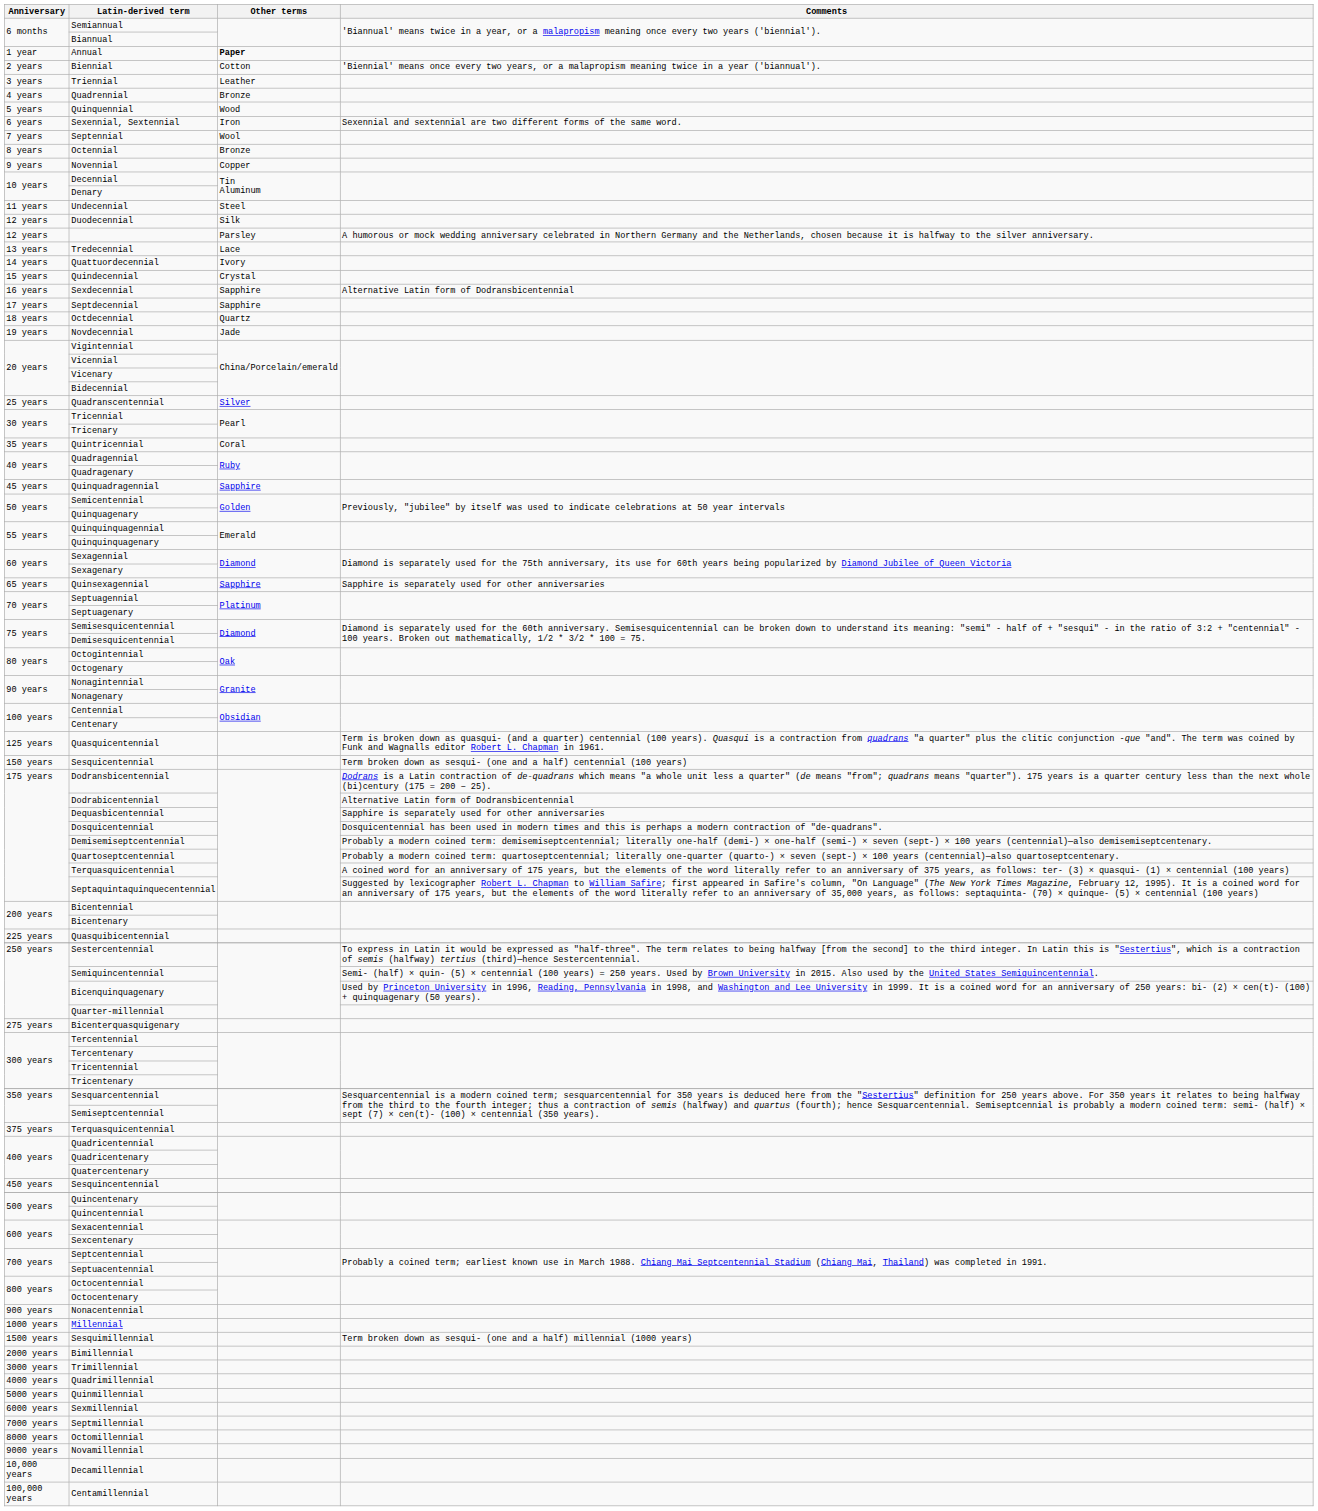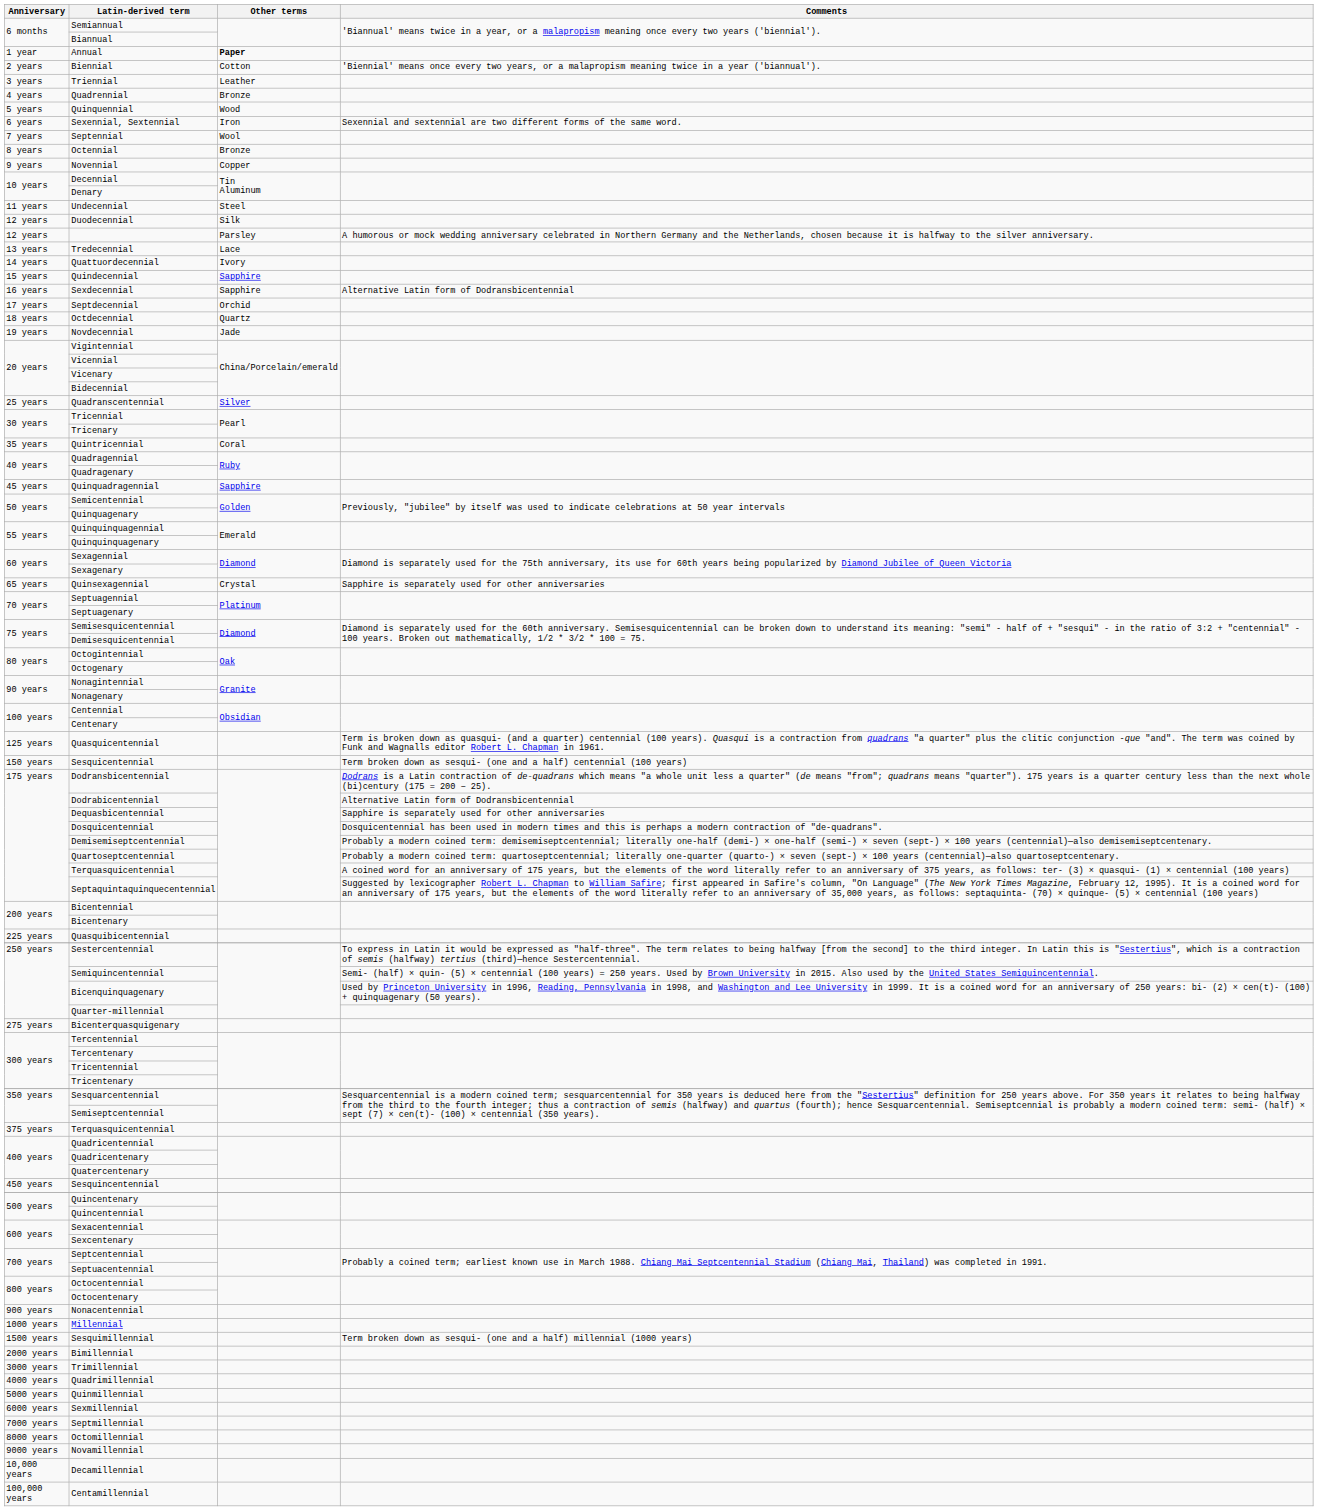(238, 277) Crystal -> (240, 277) Sapphire
(240, 305) Sapphire -> (235, 305) Orchid
(240, 585) Sapphire -> (238, 585) Crystal
